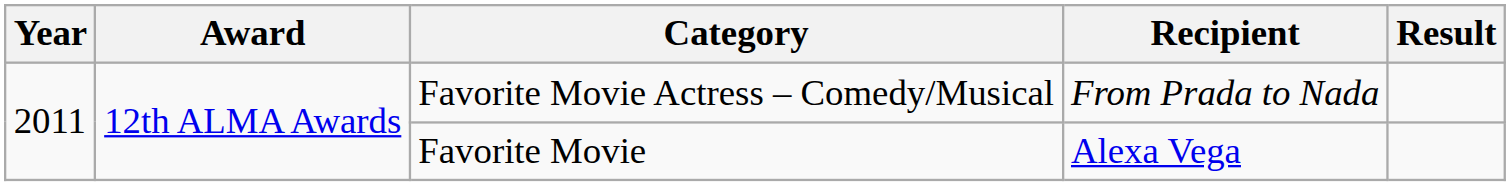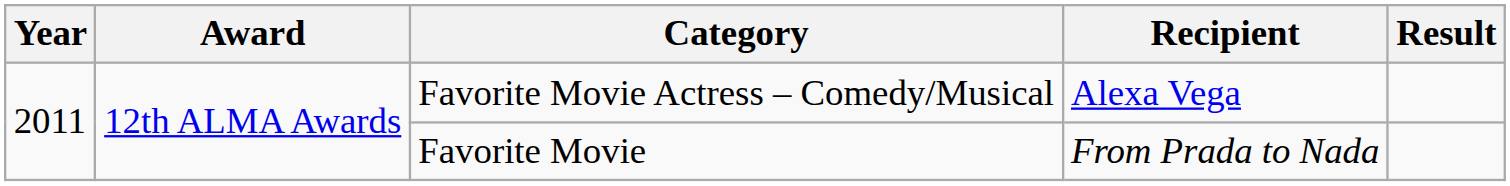(1225, 92) From Prada to Nada -> (1156, 92) Alexa Vega
(1156, 150) Alexa Vega -> (1225, 150) From Prada to Nada
